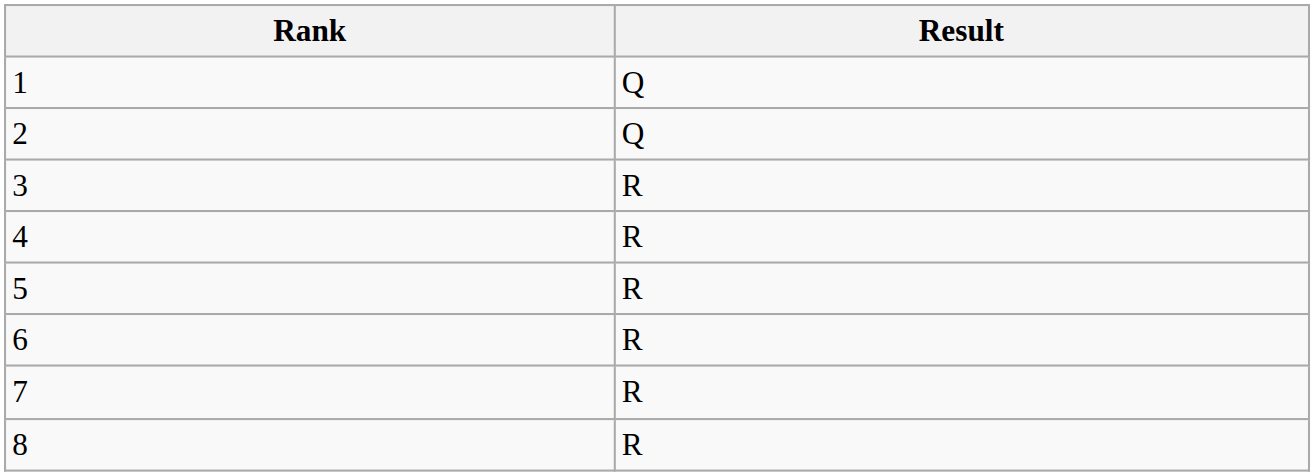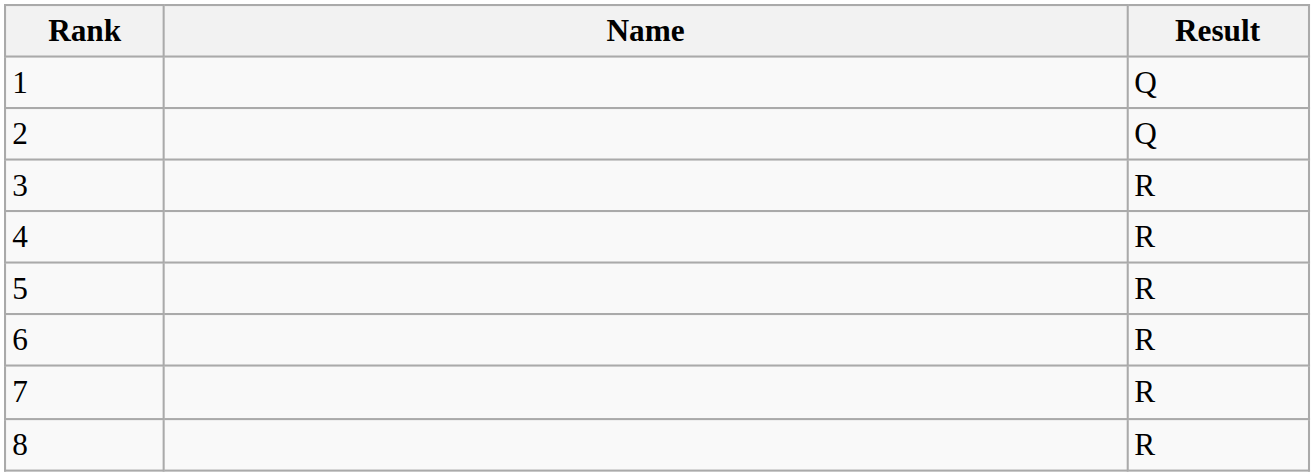+ column: (646, 30)
